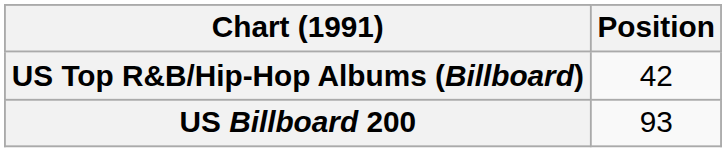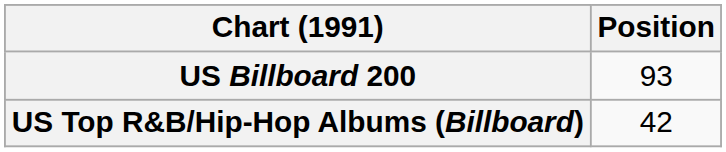rows swapped: (298, 122) <-> (298, 75)
